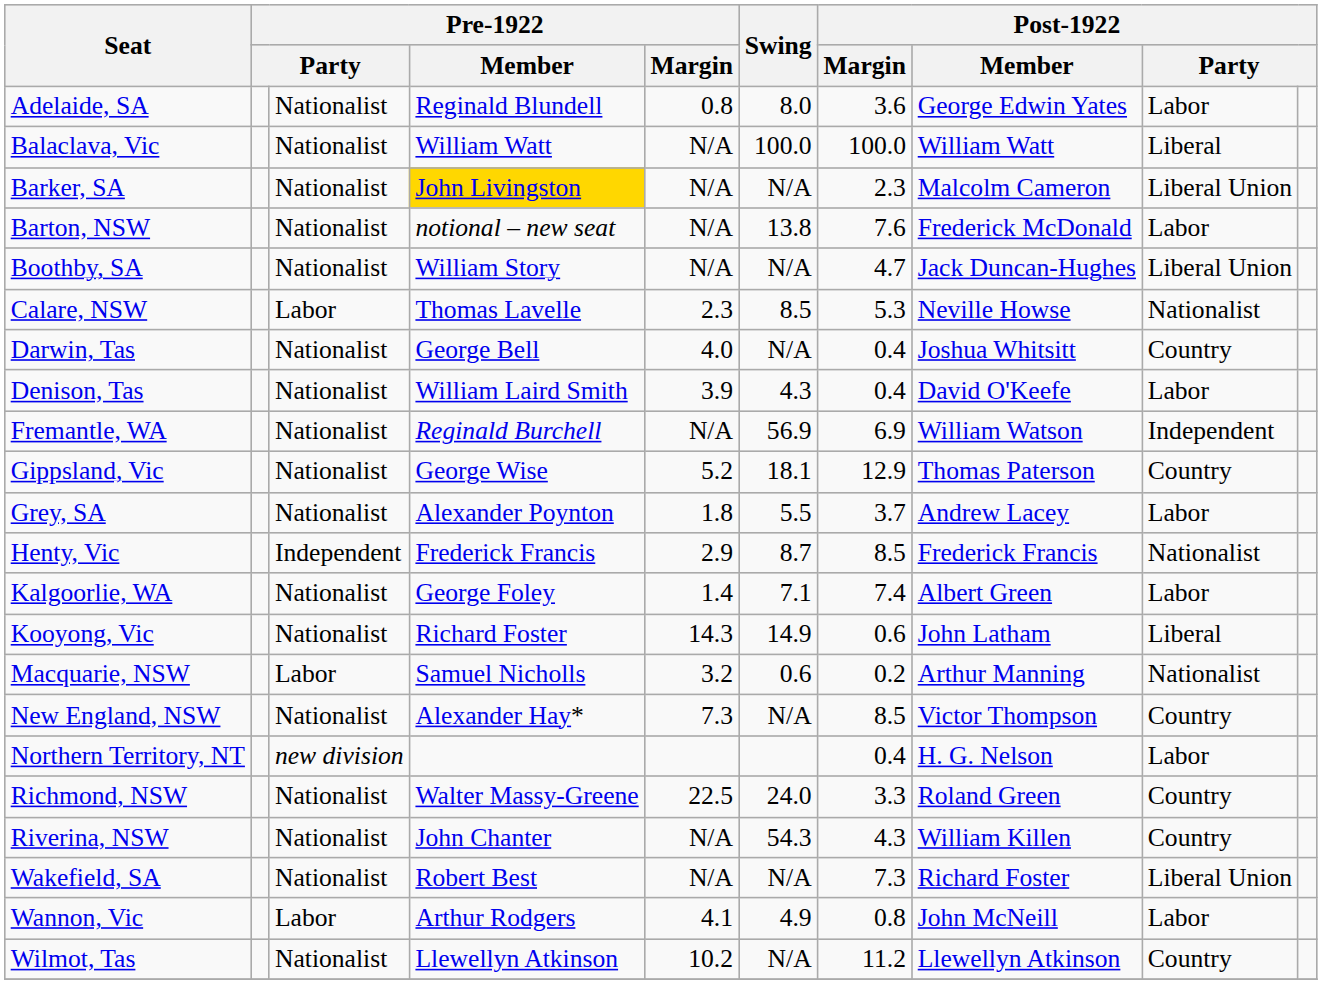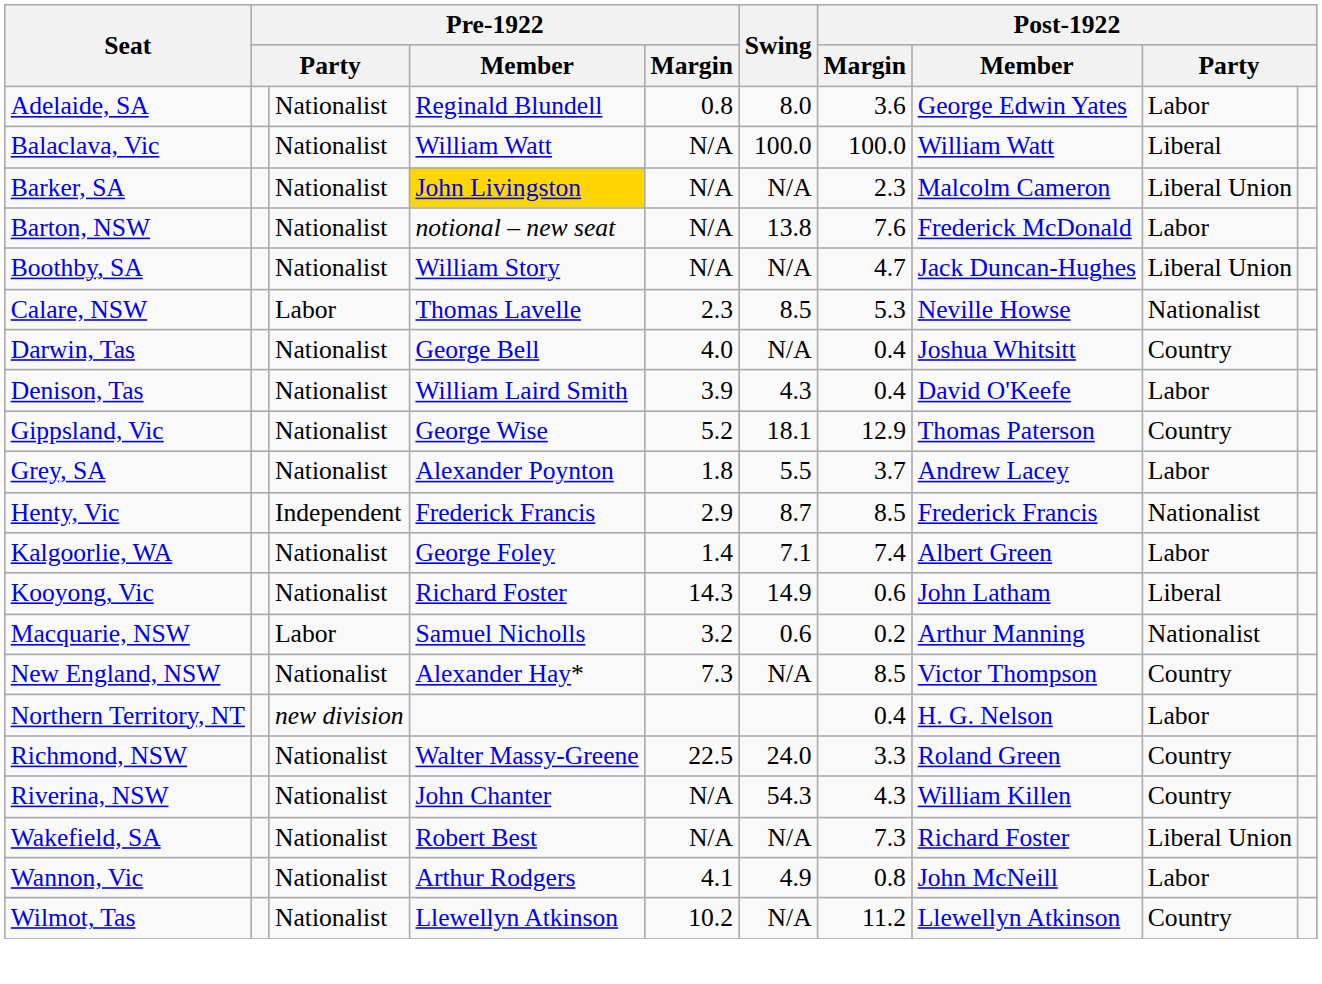- row: (89, 430)
(305, 918) Labor -> (331, 877) Nationalist
